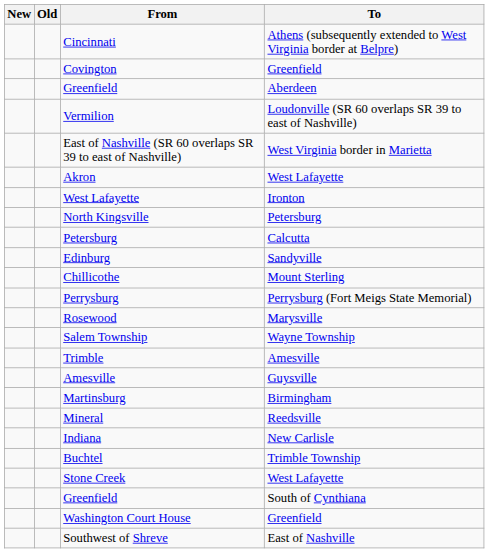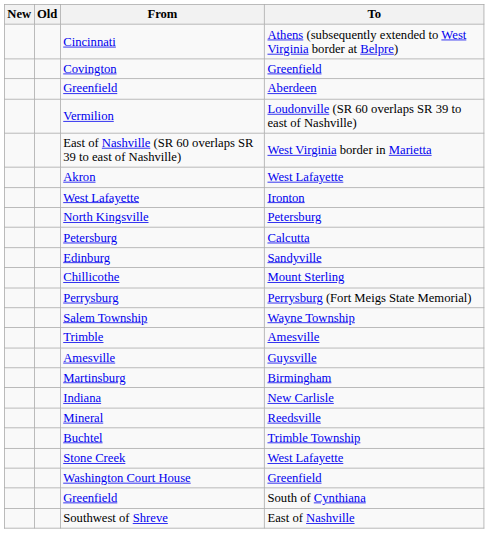- row: (90, 317)
rows swapped: (82, 438) <-> (83, 418)
rows swapped: (127, 518) <-> (90, 498)
